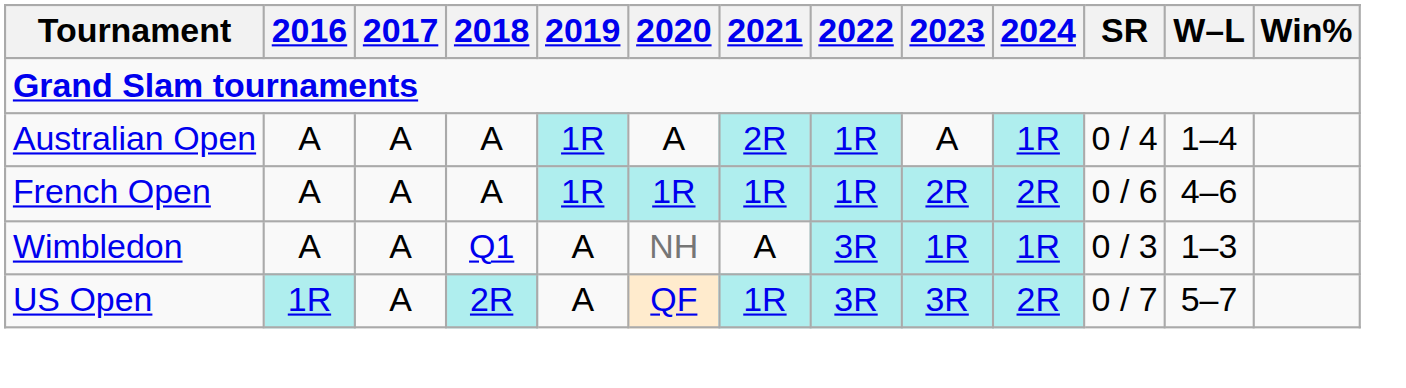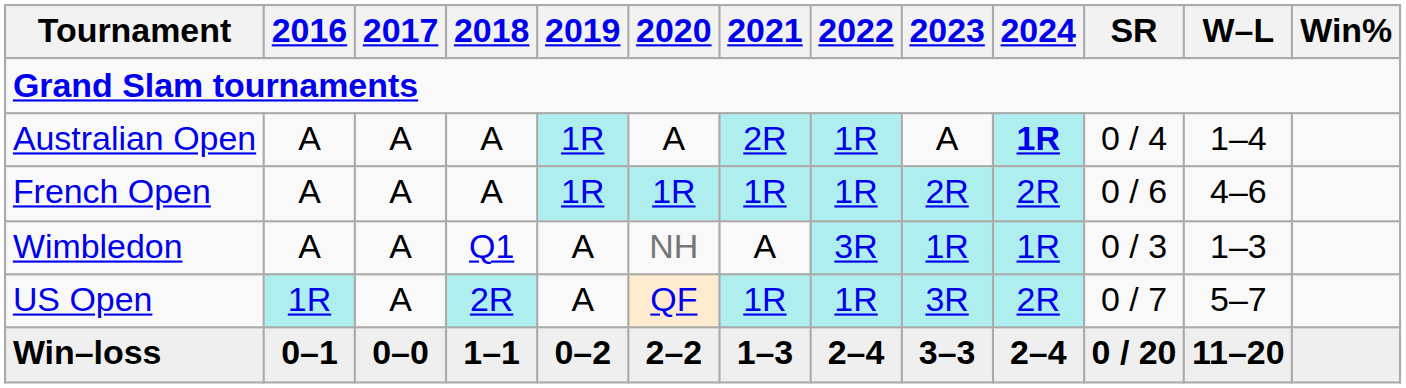(1038, 138) normal -> (1038, 138) bold
(856, 300) 3R -> (856, 300) 1R
+ row: (87, 354)
